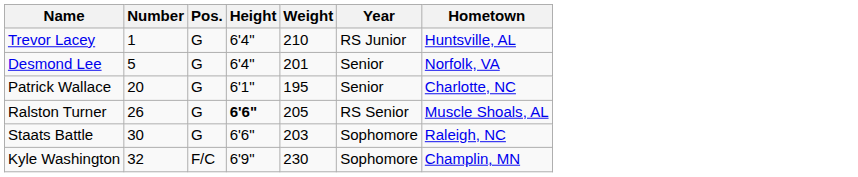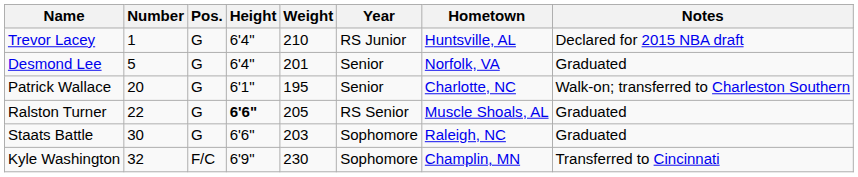+ column: (703, 16)
(136, 111) 26 -> (136, 111) 22
